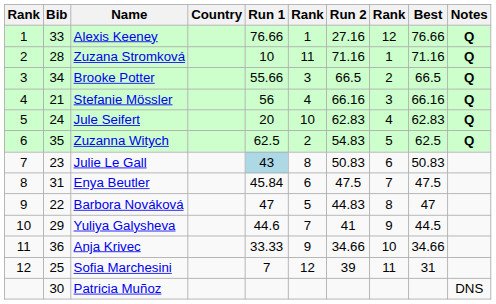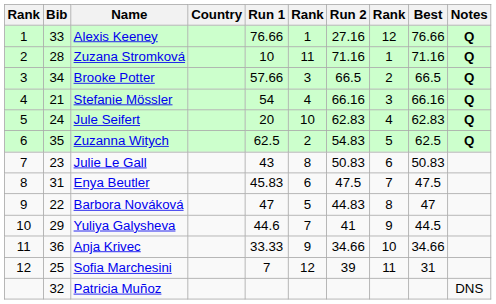(267, 78) 55.66 -> (267, 78) 57.66
(267, 99) 56 -> (267, 99) 54
(267, 162) lightblue background -> (267, 162) no background
(267, 183) 45.84 -> (267, 183) 45.83
(57, 288) 30 -> (57, 288) 32
